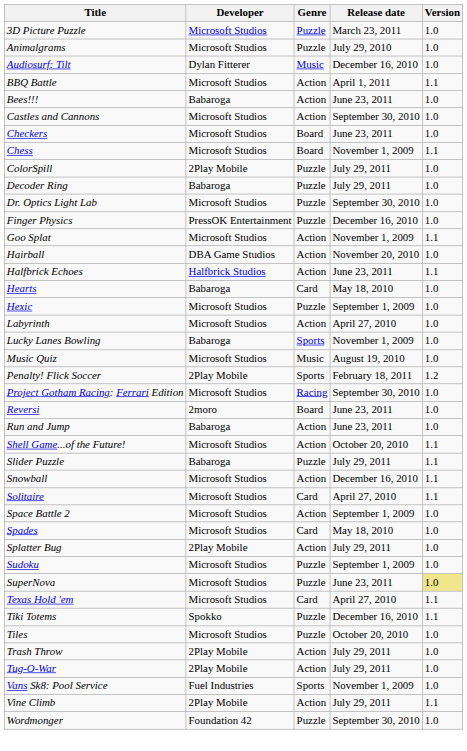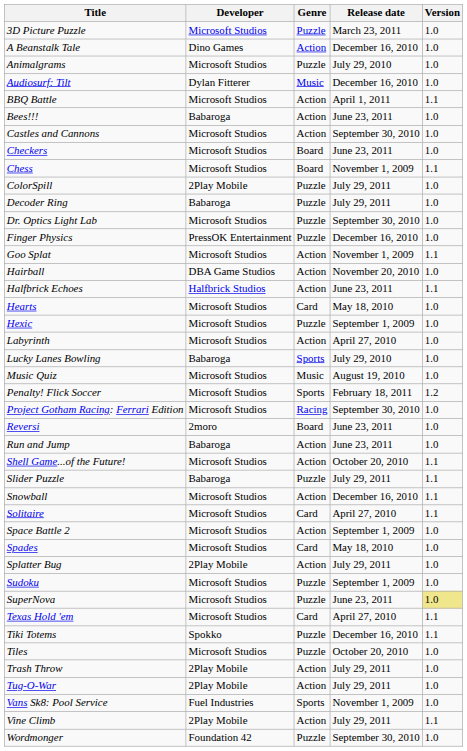+ row: (43, 47)
(209, 289) Babaroga -> (228, 306) Microsoft Studios
(373, 340) November 1, 2009 -> (362, 358) July 29, 2010
(218, 375) 2Play Mobile -> (228, 392) Microsoft Studios
